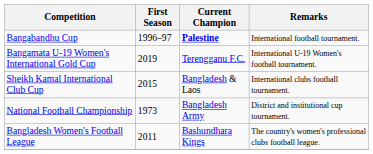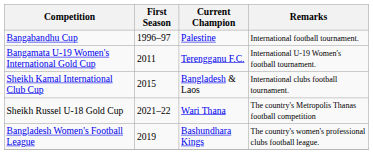(200, 38) bold -> (198, 38) normal
(147, 58) 2019 -> (146, 58) 2011
+ row: (65, 110)
- row: (69, 110)
(147, 136) 2011 -> (147, 136) 2019
